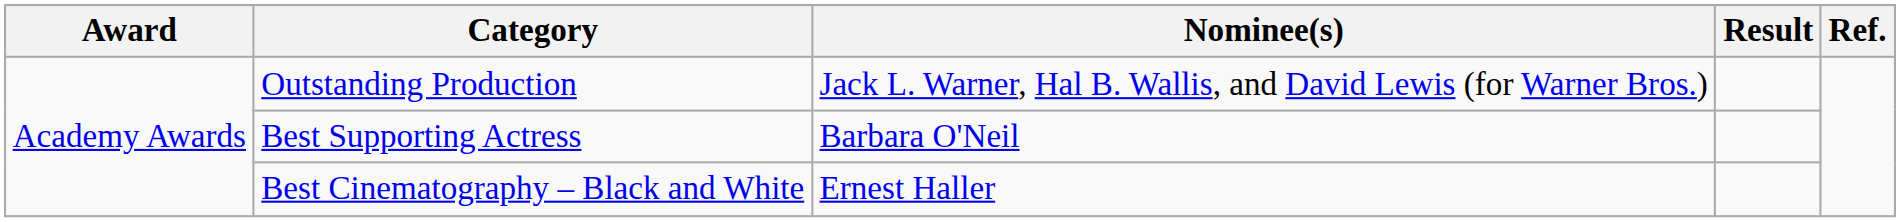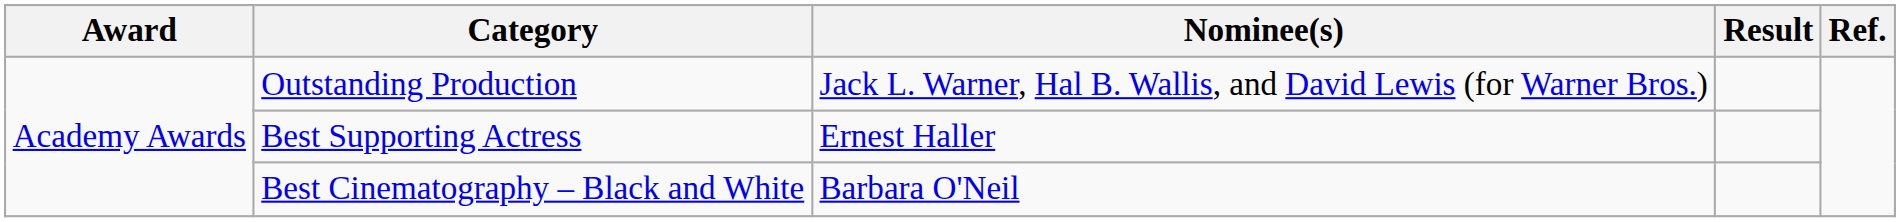(920, 135) Barbara O'Neil -> (907, 135) Ernest Haller
(907, 188) Ernest Haller -> (920, 188) Barbara O'Neil
